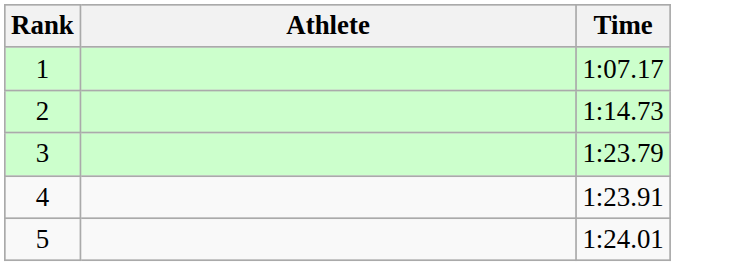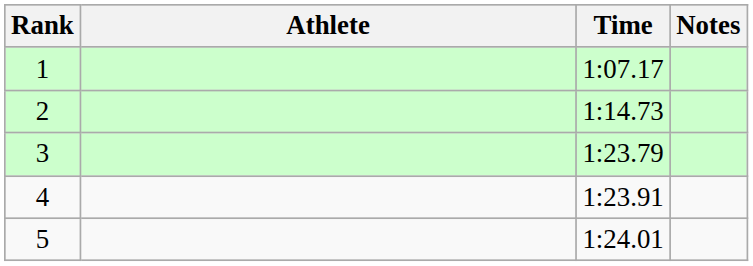+ column: (708, 25)
